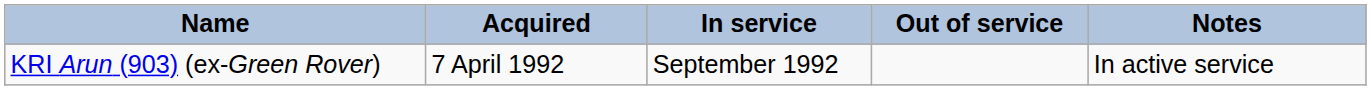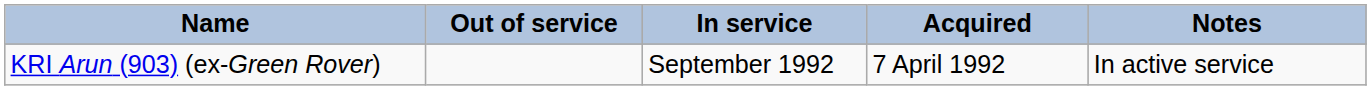columns swapped: (536, 24) <-> (980, 24)
